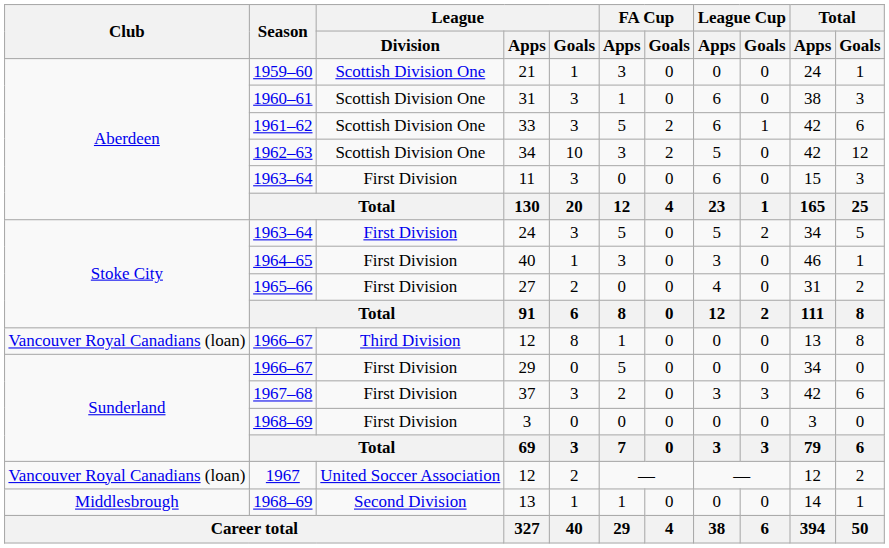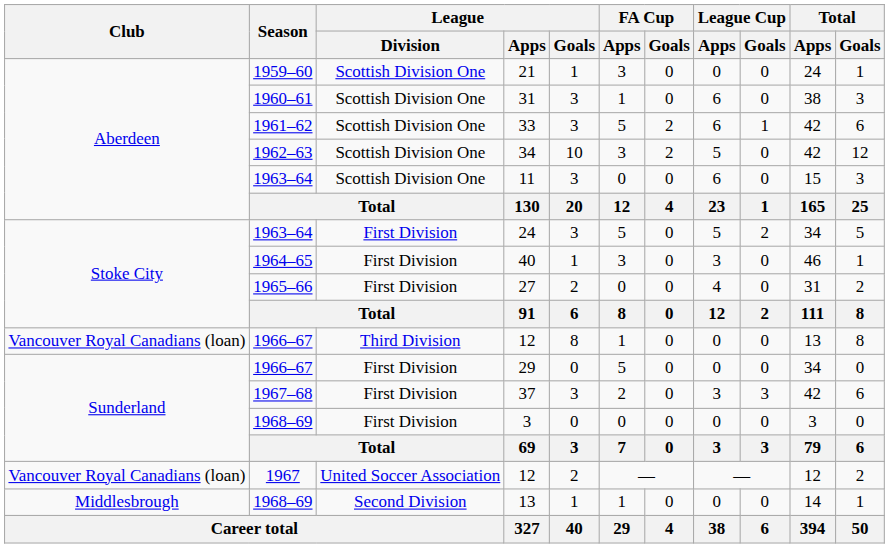(410, 179) First Division -> (410, 179) Scottish Division One
